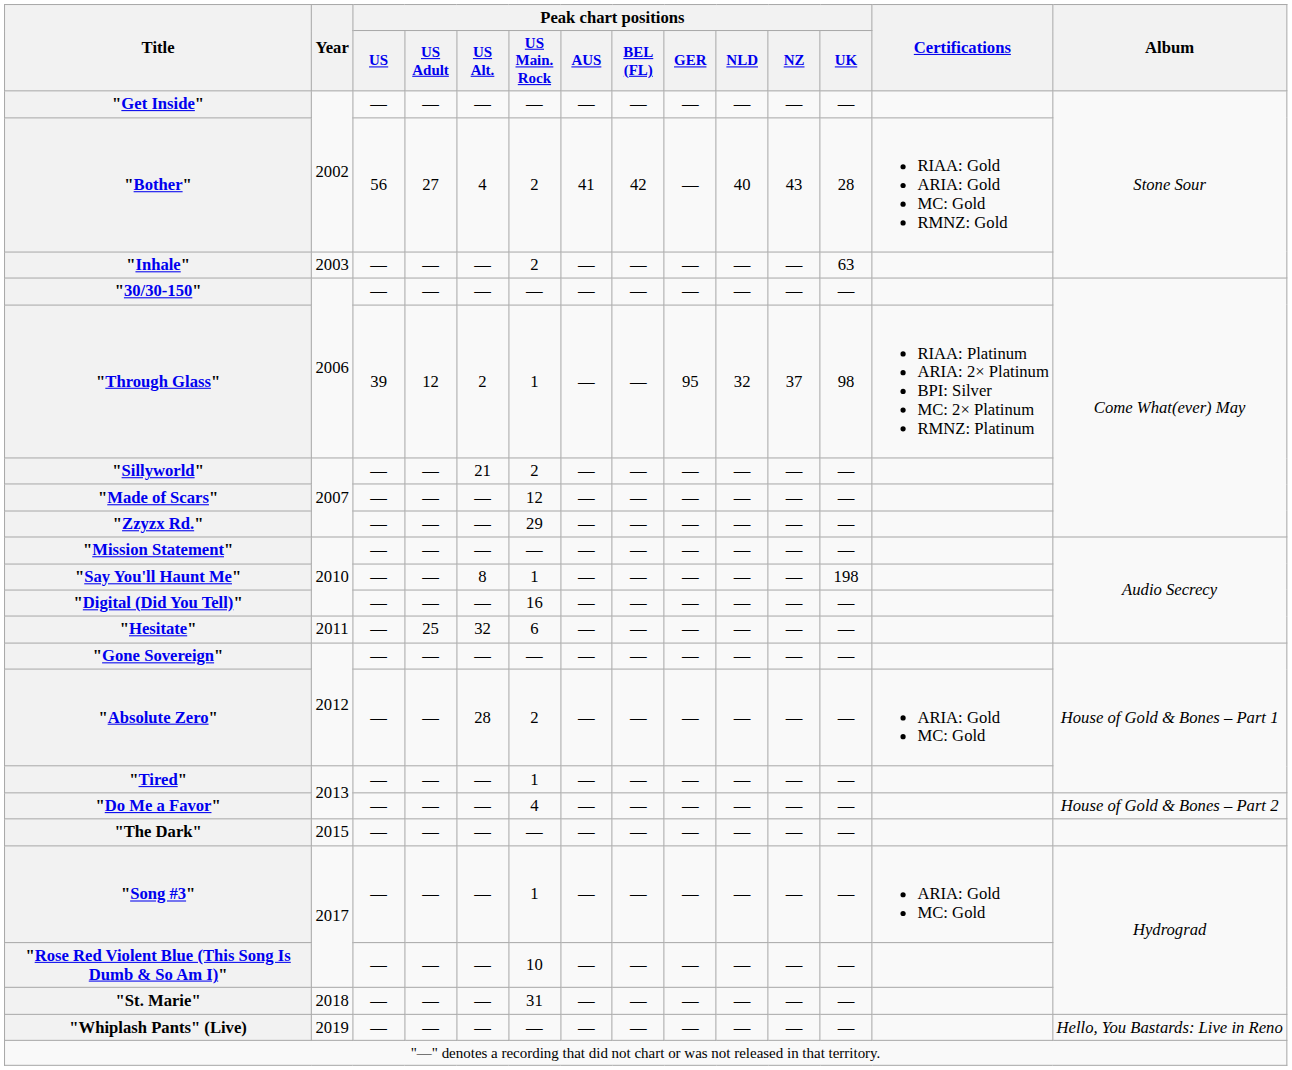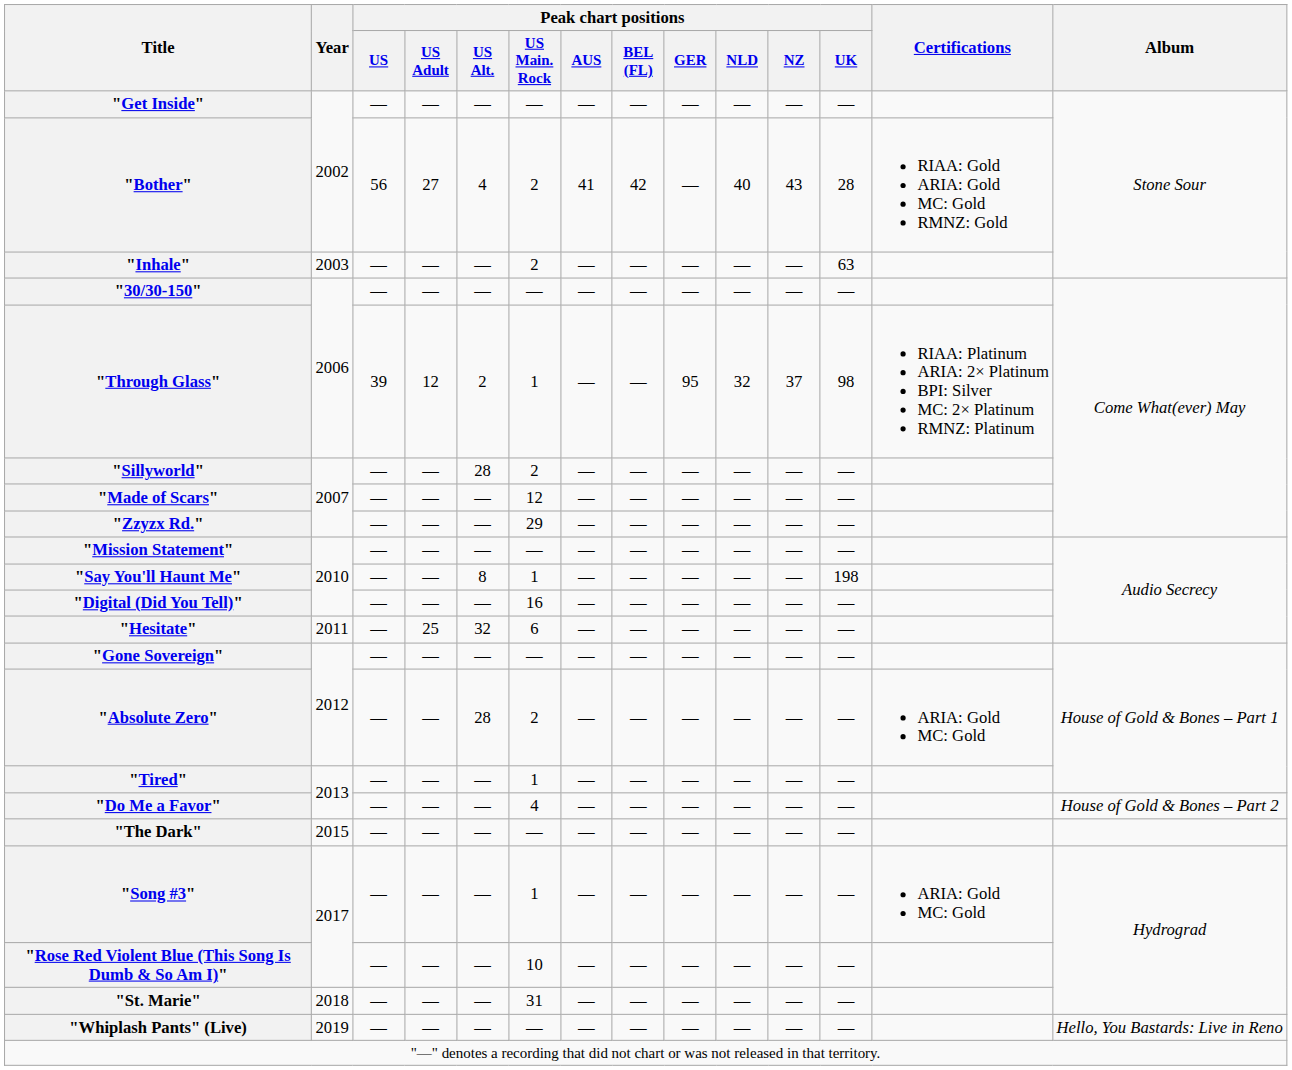(482, 471) 21 -> (482, 471) 28
